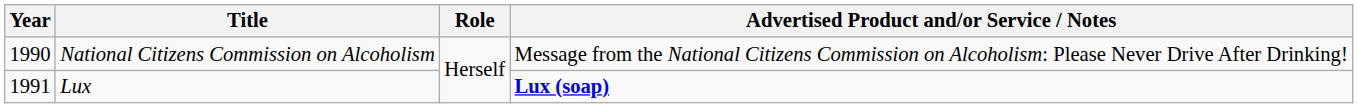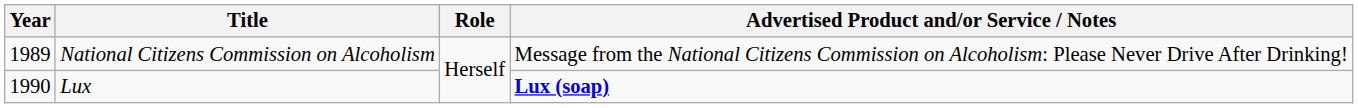(30, 53) 1990 -> (30, 53) 1989
(30, 86) 1991 -> (30, 86) 1990
